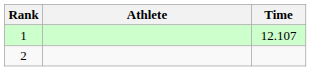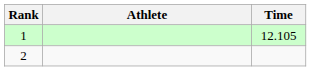(279, 35) 12.107 -> (279, 35) 12.105
